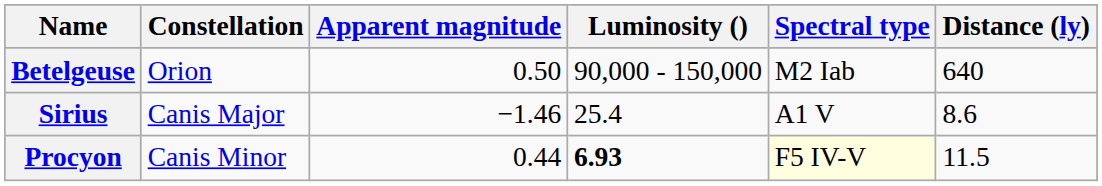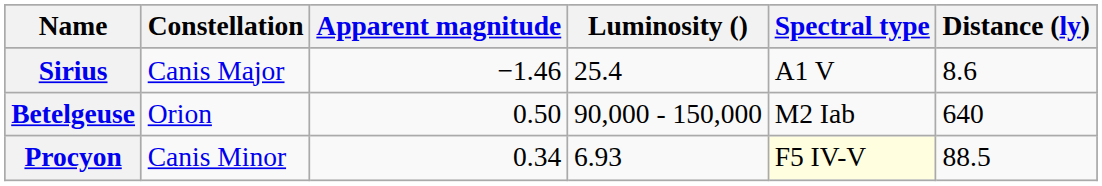rows swapped: (73, 113) <-> (73, 69)
(537, 157) 0.44 -> (537, 157) 0.34
(598, 157) bold -> (598, 157) normal
(966, 157) 11.5 -> (967, 157) 88.5
